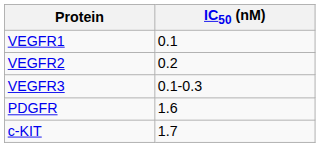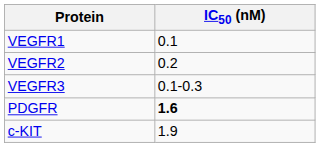(168, 108) normal -> (168, 108) bold
(168, 131) 1.7 -> (168, 131) 1.9
